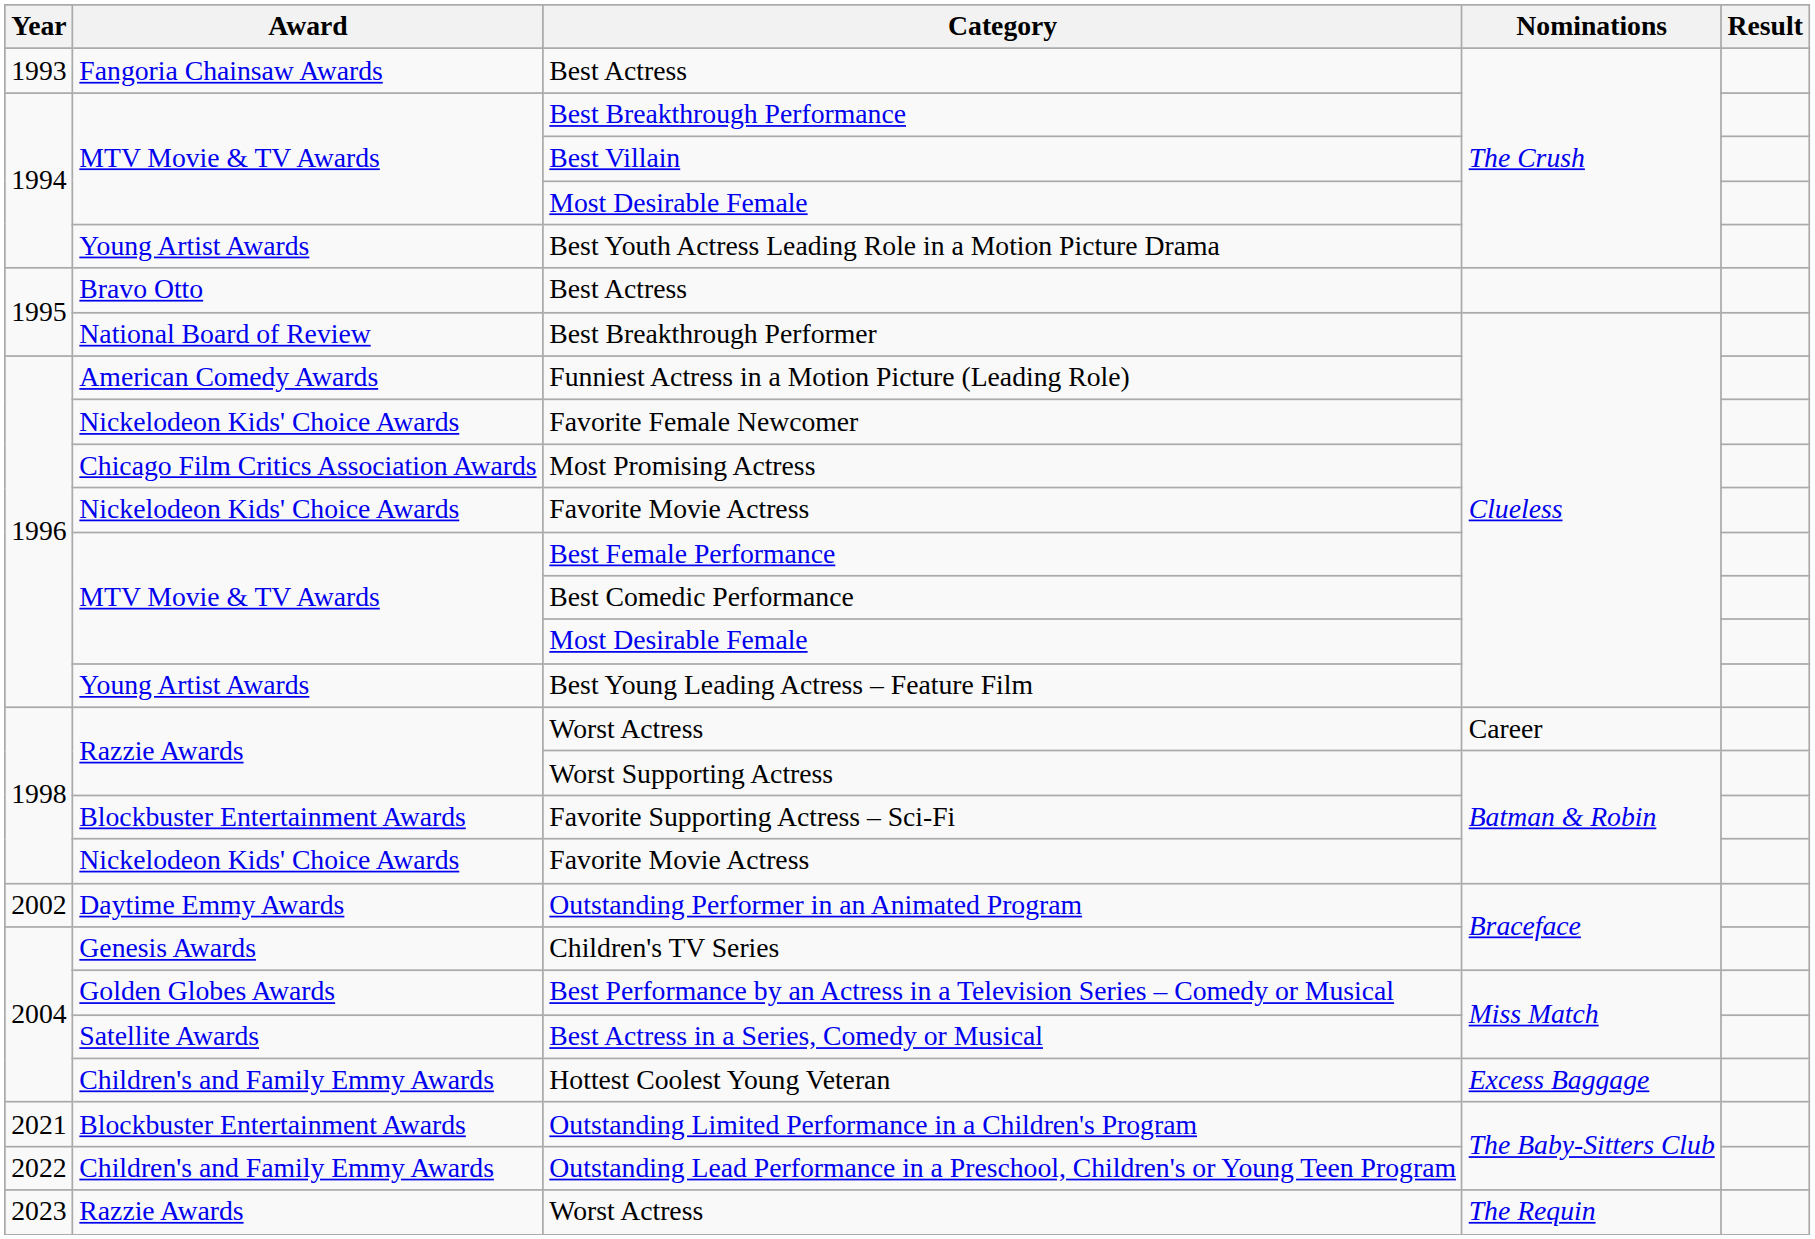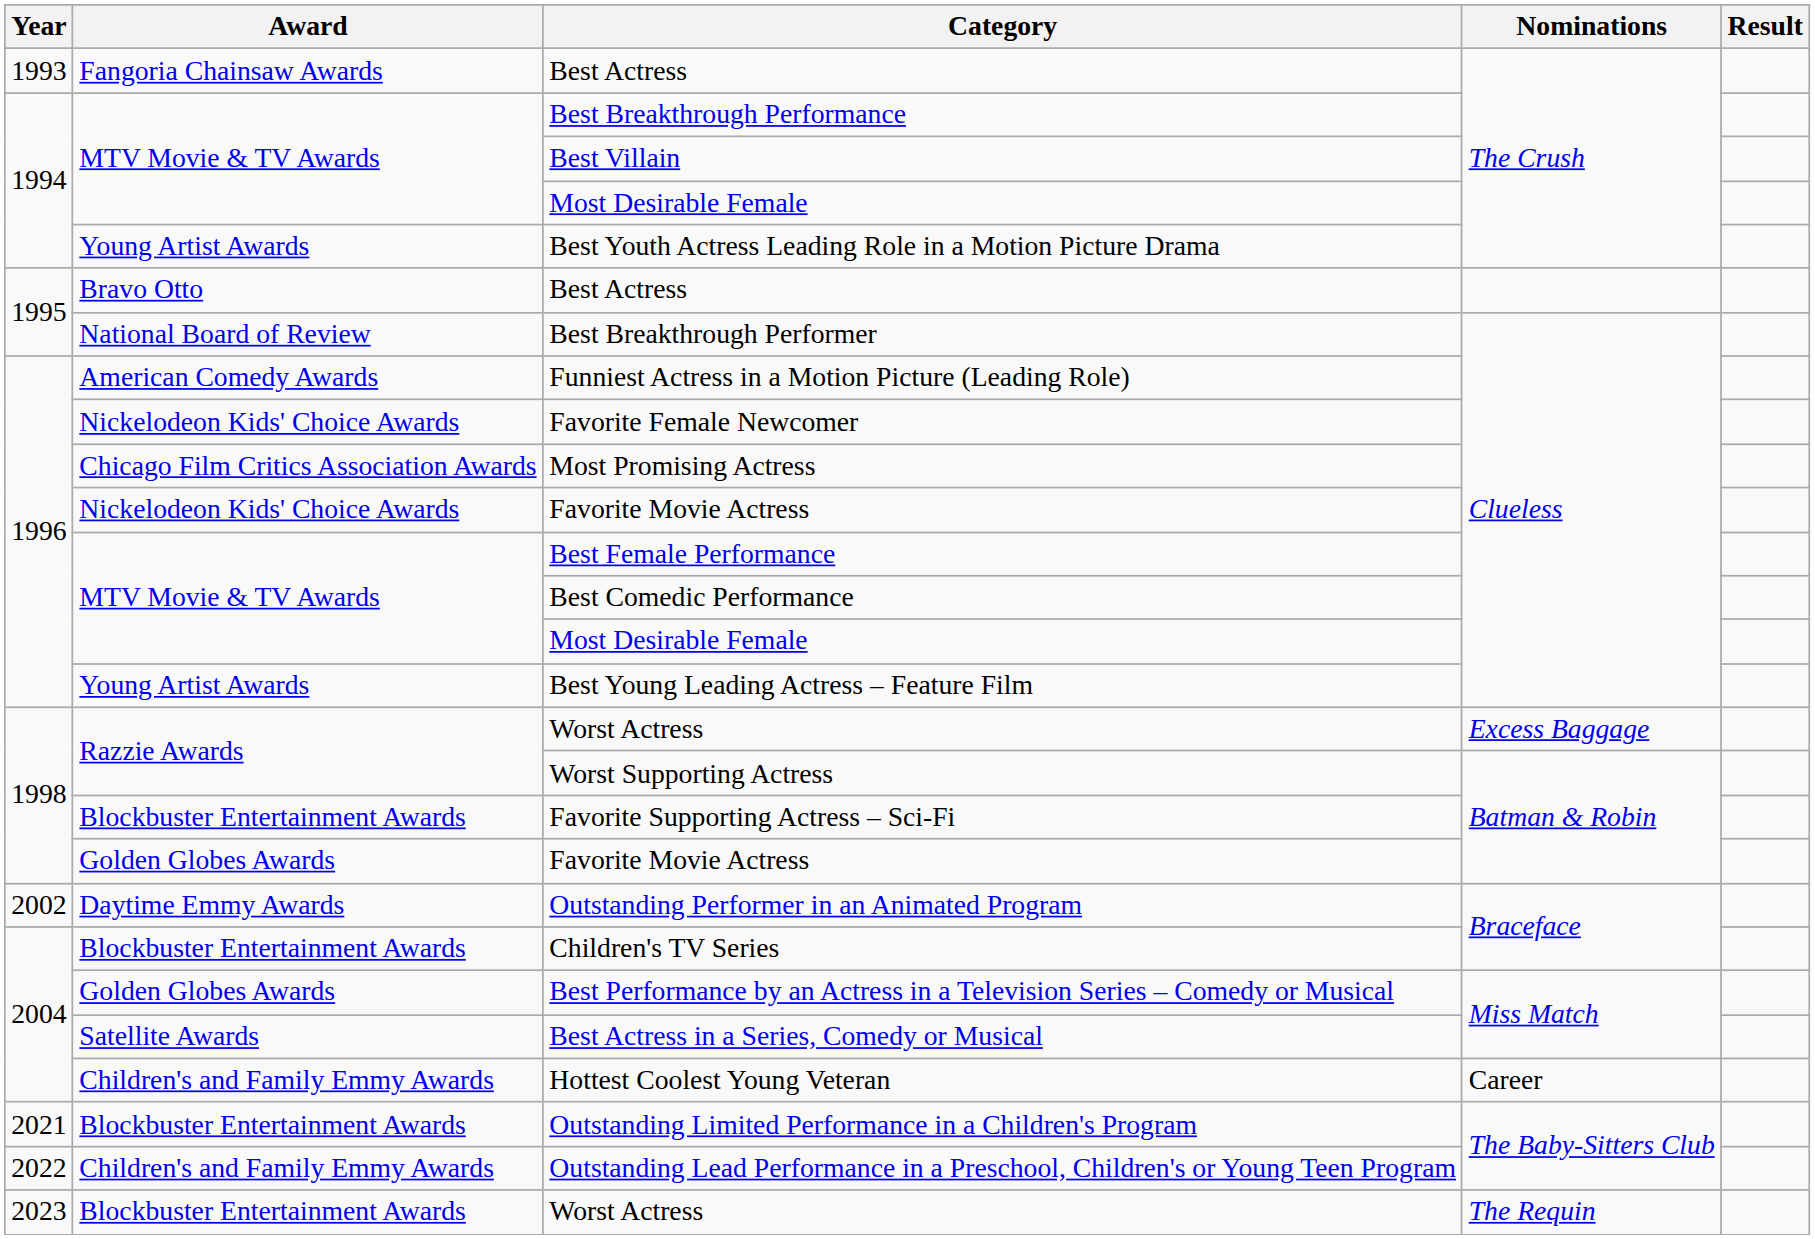(1506, 728) Career -> (1559, 728) Excess Baggage
(269, 860) Nickelodeon Kids' Choice Awards -> (207, 860) Golden Globes Awards
(168, 948) Genesis Awards -> (273, 948) Blockbuster Entertainment Awards
(1559, 1080) Excess Baggage -> (1506, 1080) Career
(161, 1211) Razzie Awards -> (273, 1211) Blockbuster Entertainment Awards
